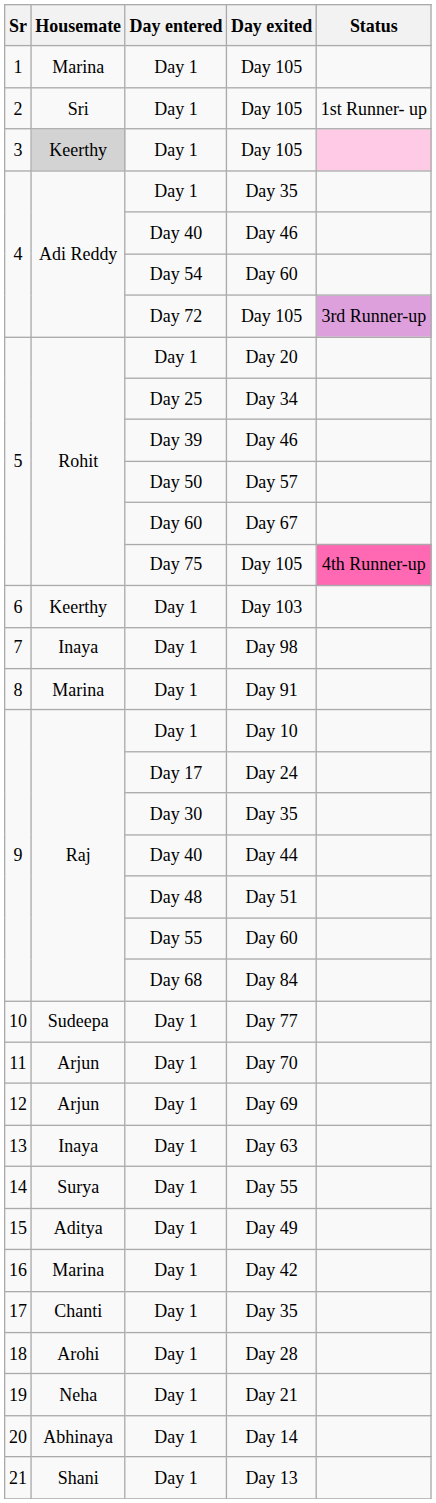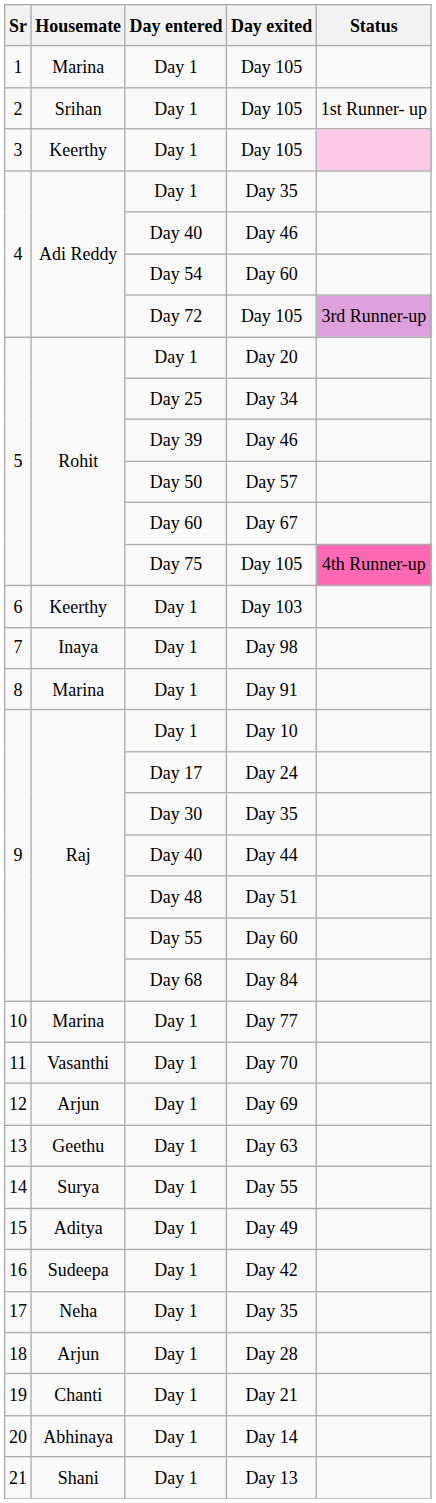(78, 108) Sri -> (78, 108) Srihan
(78, 149) lightgrey background -> (78, 149) no background
(78, 1021) Sudeepa -> (78, 1021) Marina
(78, 1062) Arjun -> (78, 1062) Vasanthi
(78, 1145) Inaya -> (78, 1145) Geethu
(78, 1270) Marina -> (78, 1270) Sudeepa
(78, 1311) Chanti -> (78, 1311) Neha
(78, 1353) Arohi -> (78, 1353) Arjun
(78, 1394) Neha -> (78, 1394) Chanti
